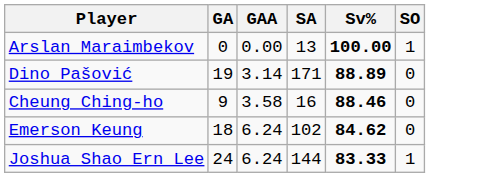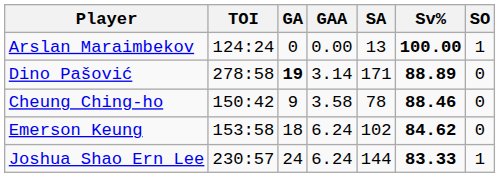+ column: (243, 19)
(223, 75) normal -> (293, 75) bold
(306, 103) 16 -> (376, 103) 78
